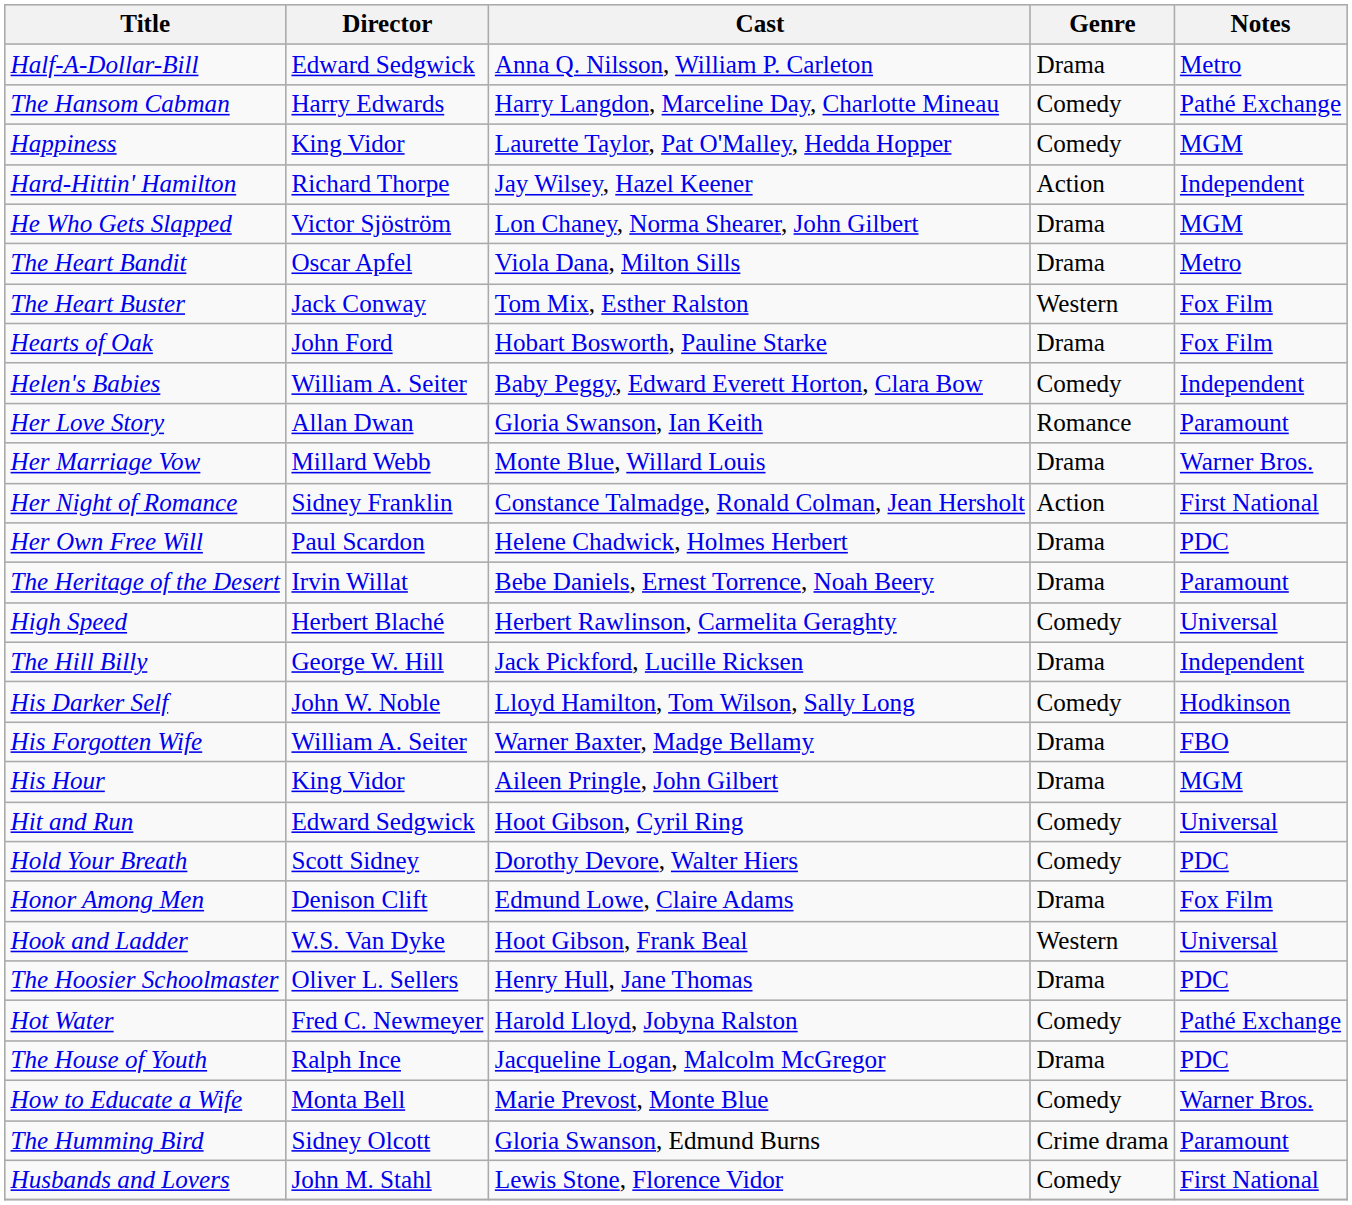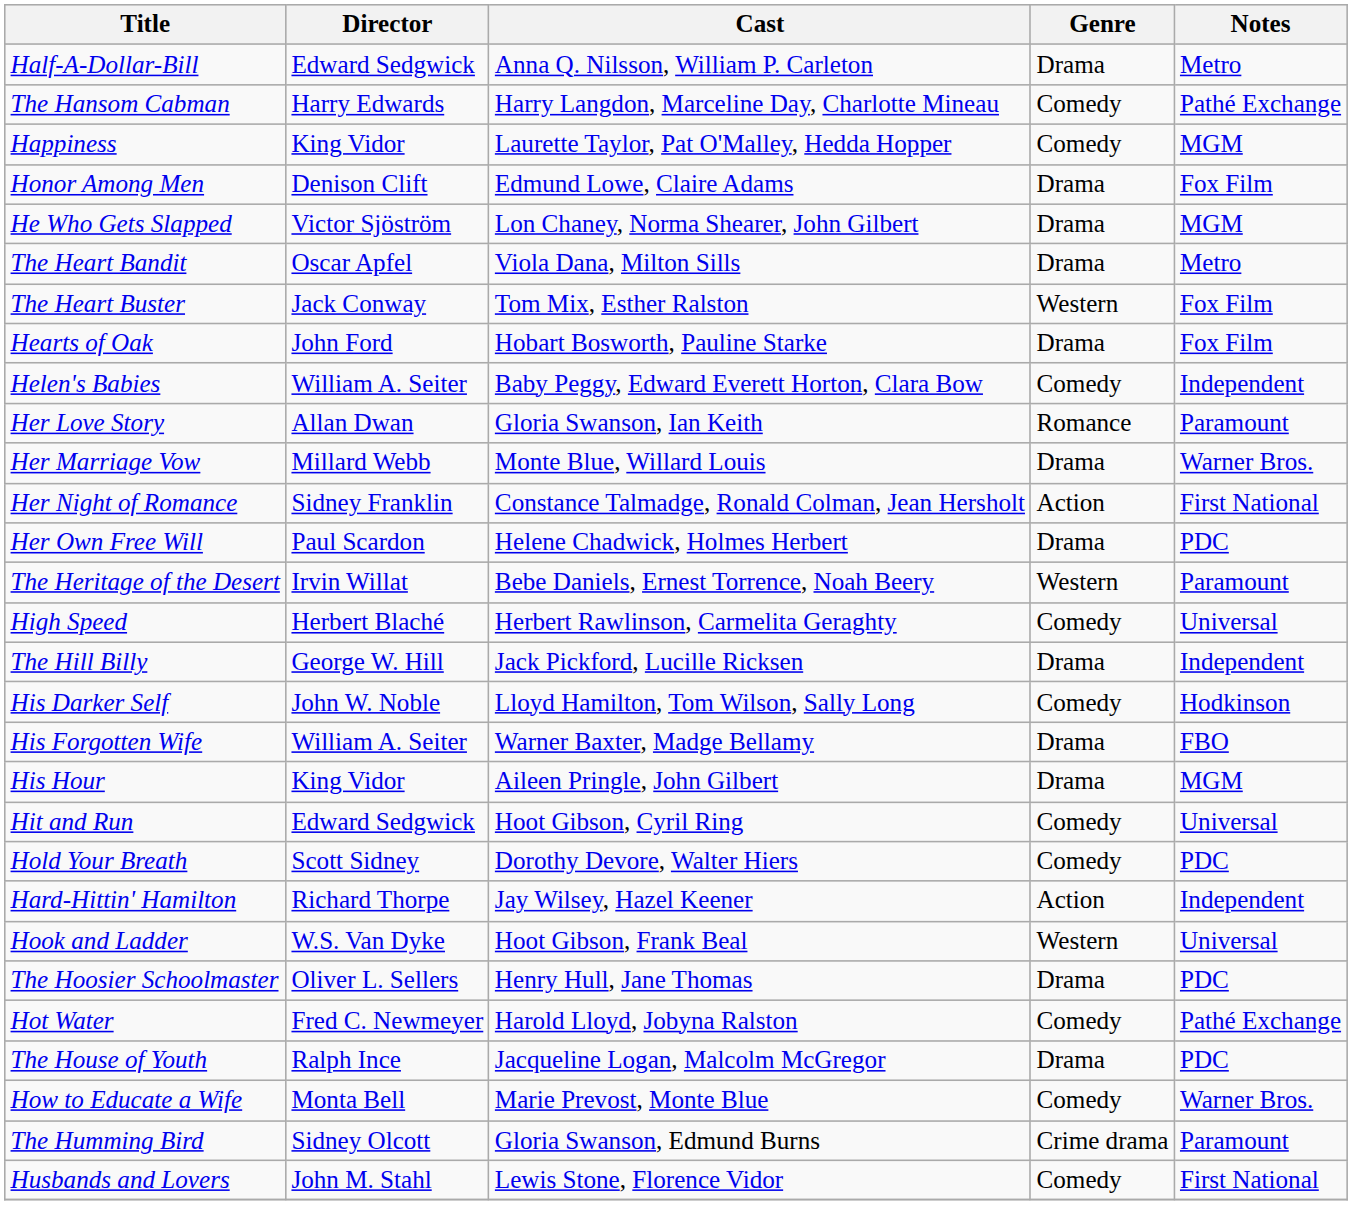rows swapped: (123, 183) <-> (107, 900)
(1071, 582) Drama -> (1077, 582) Western
